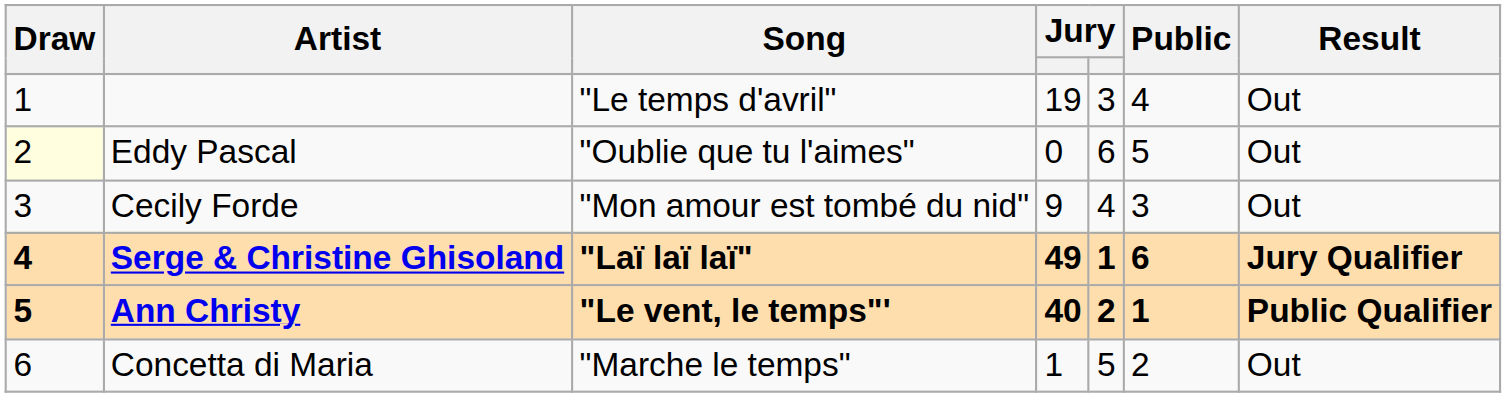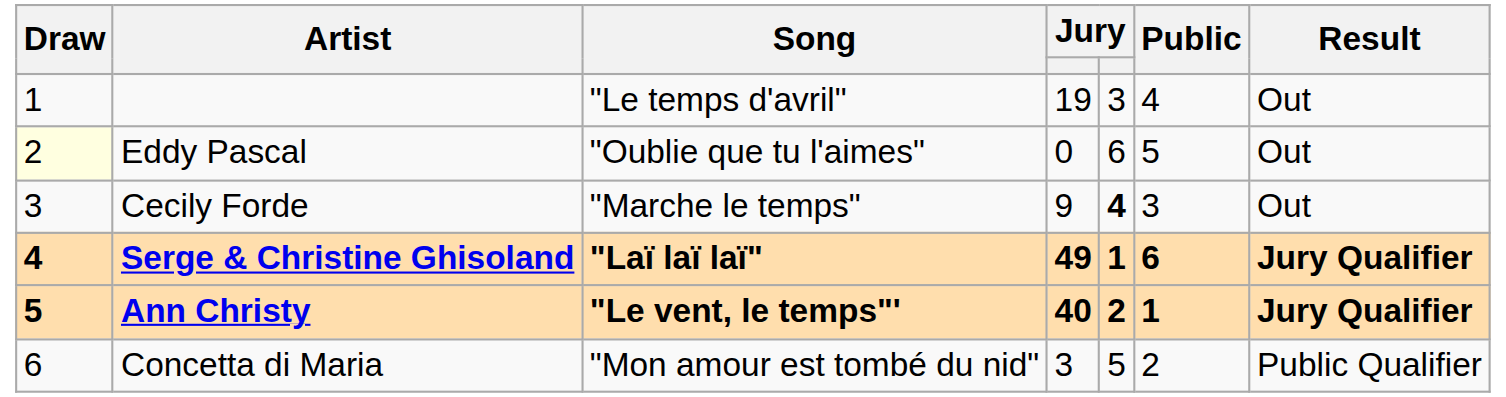(804, 205) "Mon amour est tombé du nid" -> (725, 205) "Marche le temps"
(1106, 205) normal -> (1117, 205) bold
(1369, 311) Public Qualifier -> (1365, 311) Jury Qualifier
(715, 364) "Marche le temps" -> (815, 364) "Mon amour est tombé du nid"
(1054, 364) 1 -> (1064, 364) 3
(1274, 364) Out -> (1369, 364) Public Qualifier
